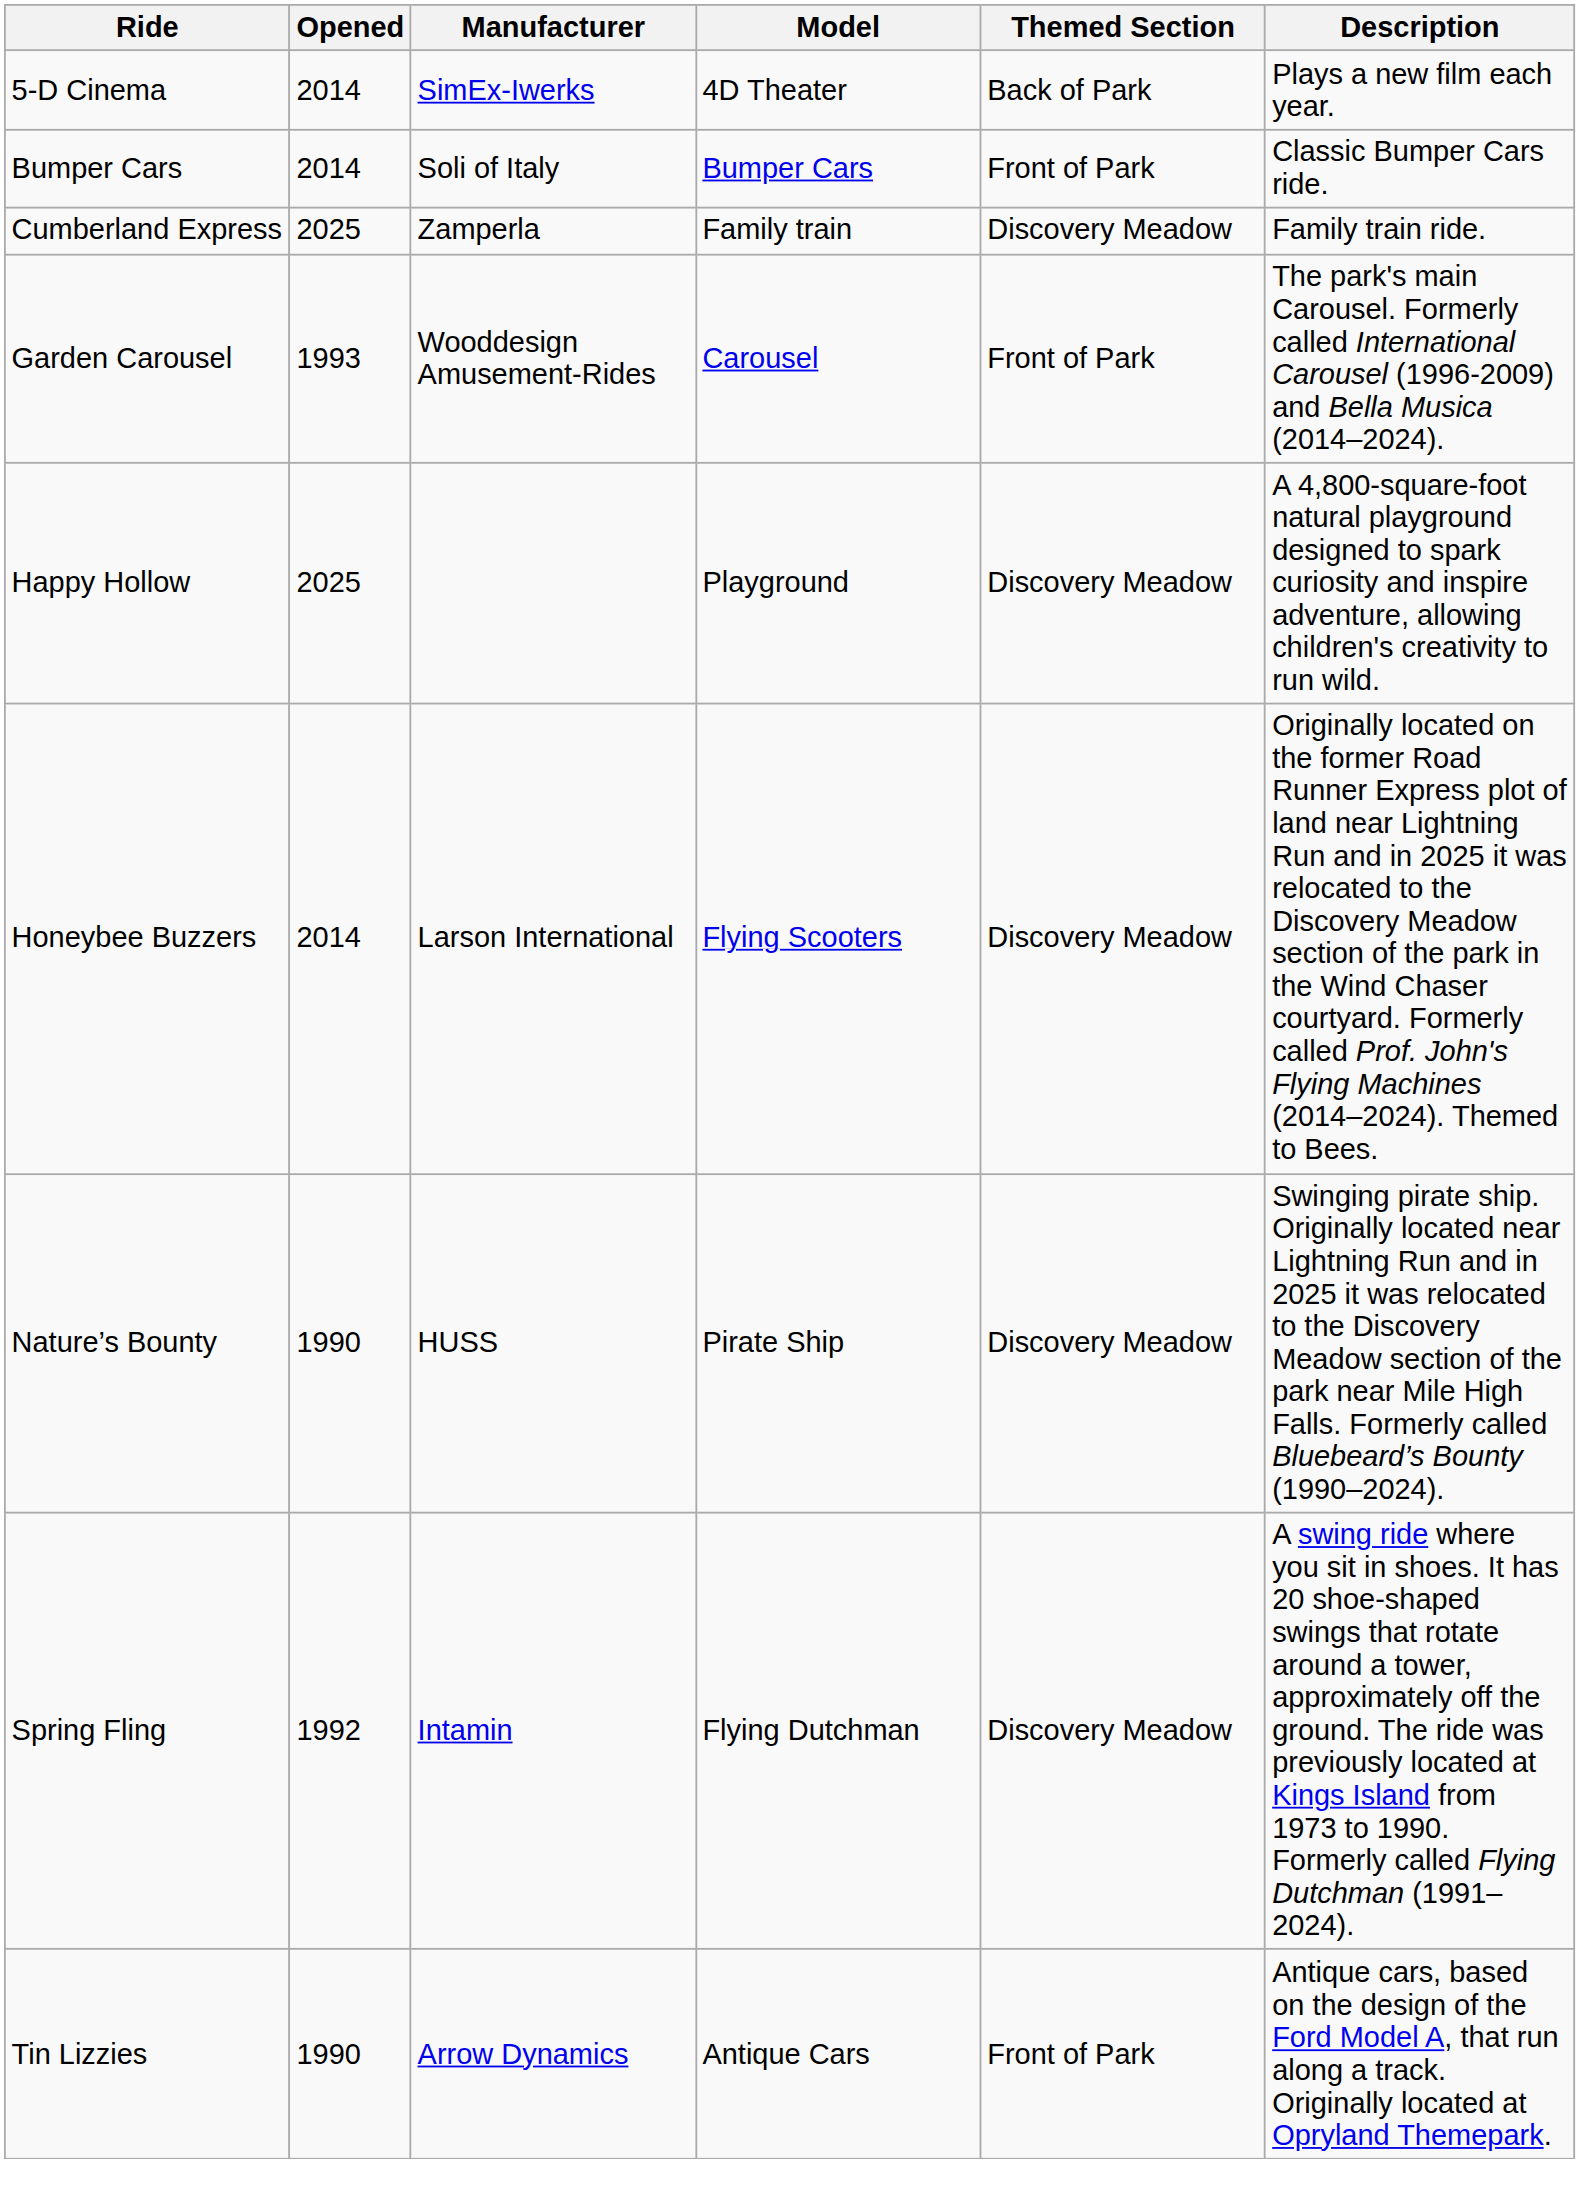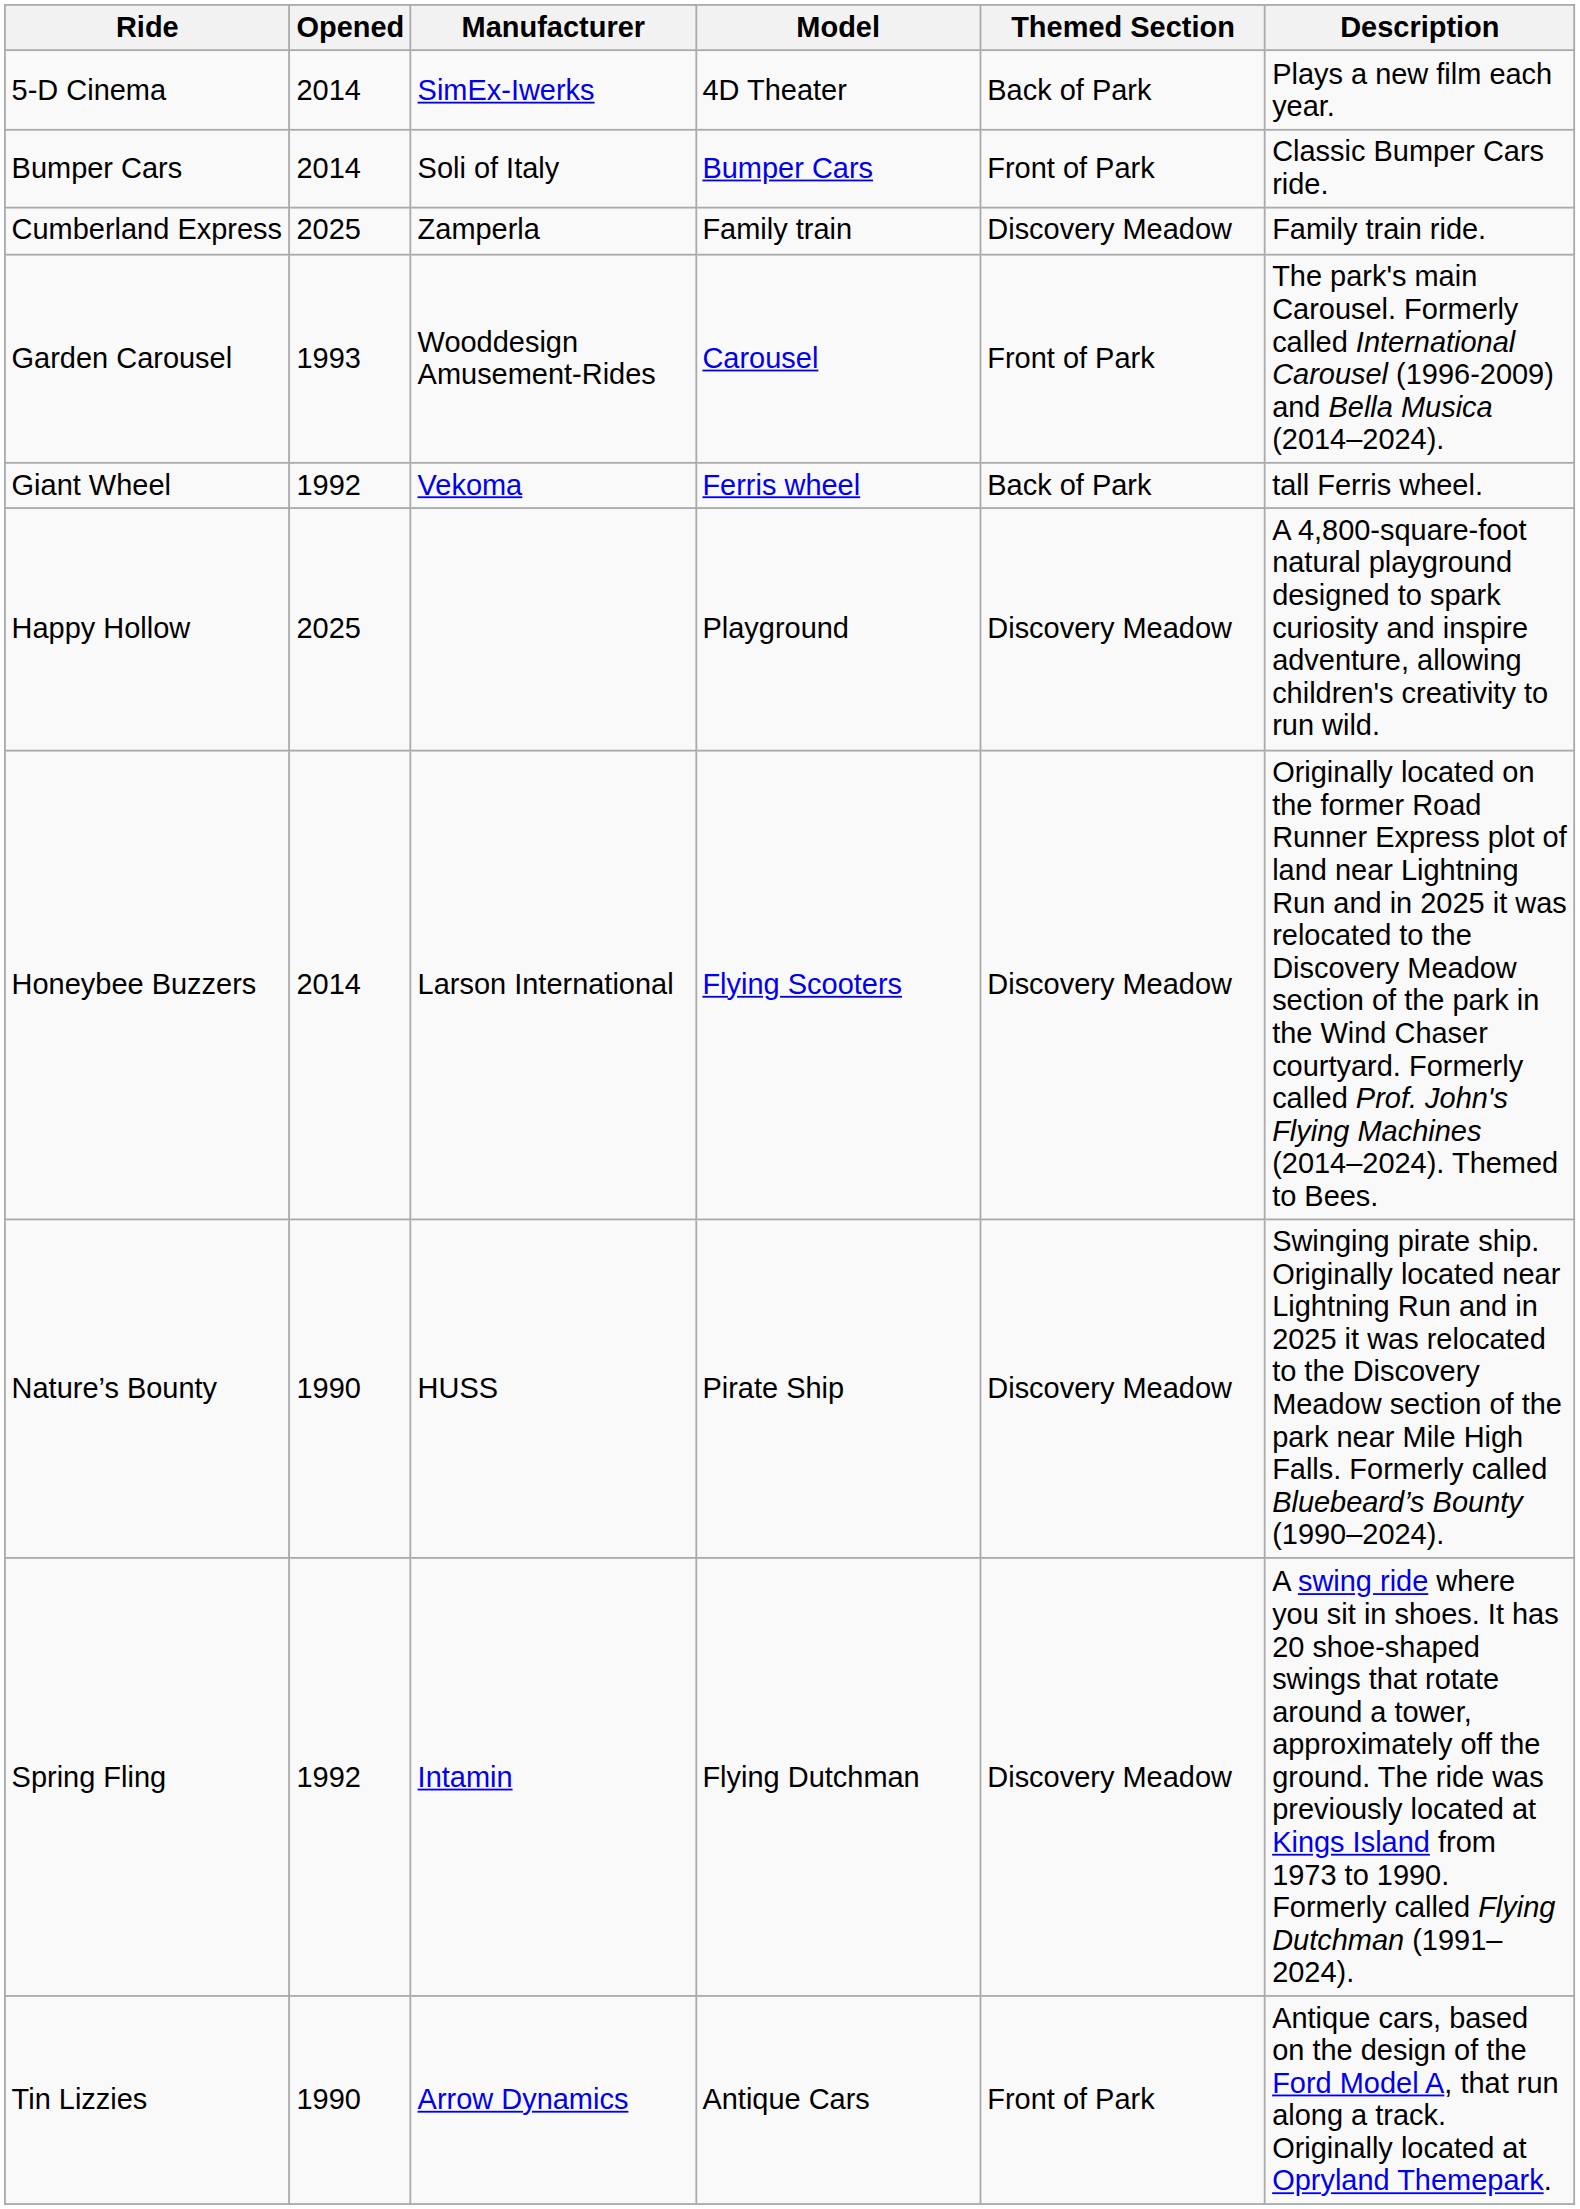+ row: (91, 485)
